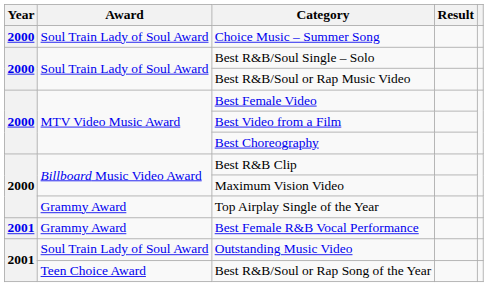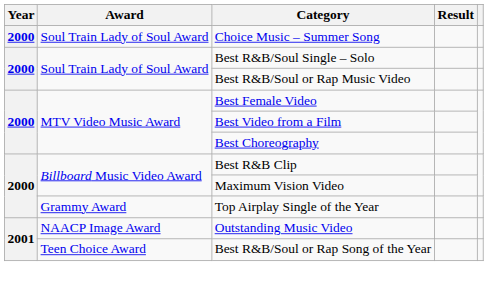- row: (317, 228)
(125, 249) Soul Train Lady of Soul Award -> (101, 228) NAACP Image Award
